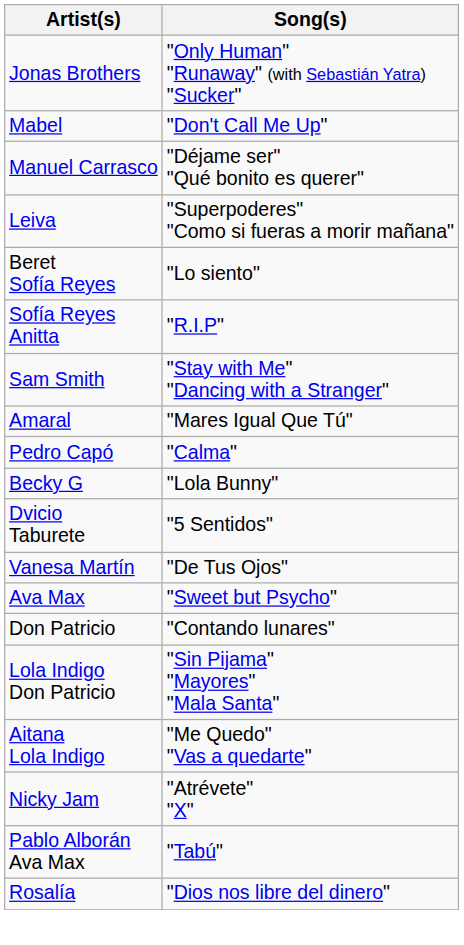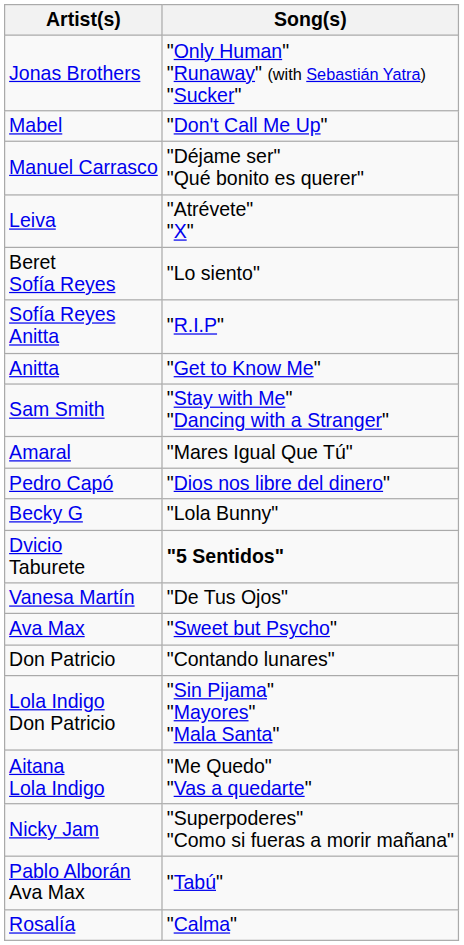(310, 220) "Superpoderes" "Como si fueras a morir mañana" -> (210, 220) "Atrévete" "X"
+ row: (34, 368)
(202, 452) "Calma" -> (278, 483) "Dios nos libre del dinero"
(220, 525) normal -> (225, 556) bold
(210, 798) "Atrévete" "X" -> (310, 829) "Superpoderes" "Como si fueras a morir mañana"
(278, 893) "Dios nos libre del dinero" -> (202, 924) "Calma"
